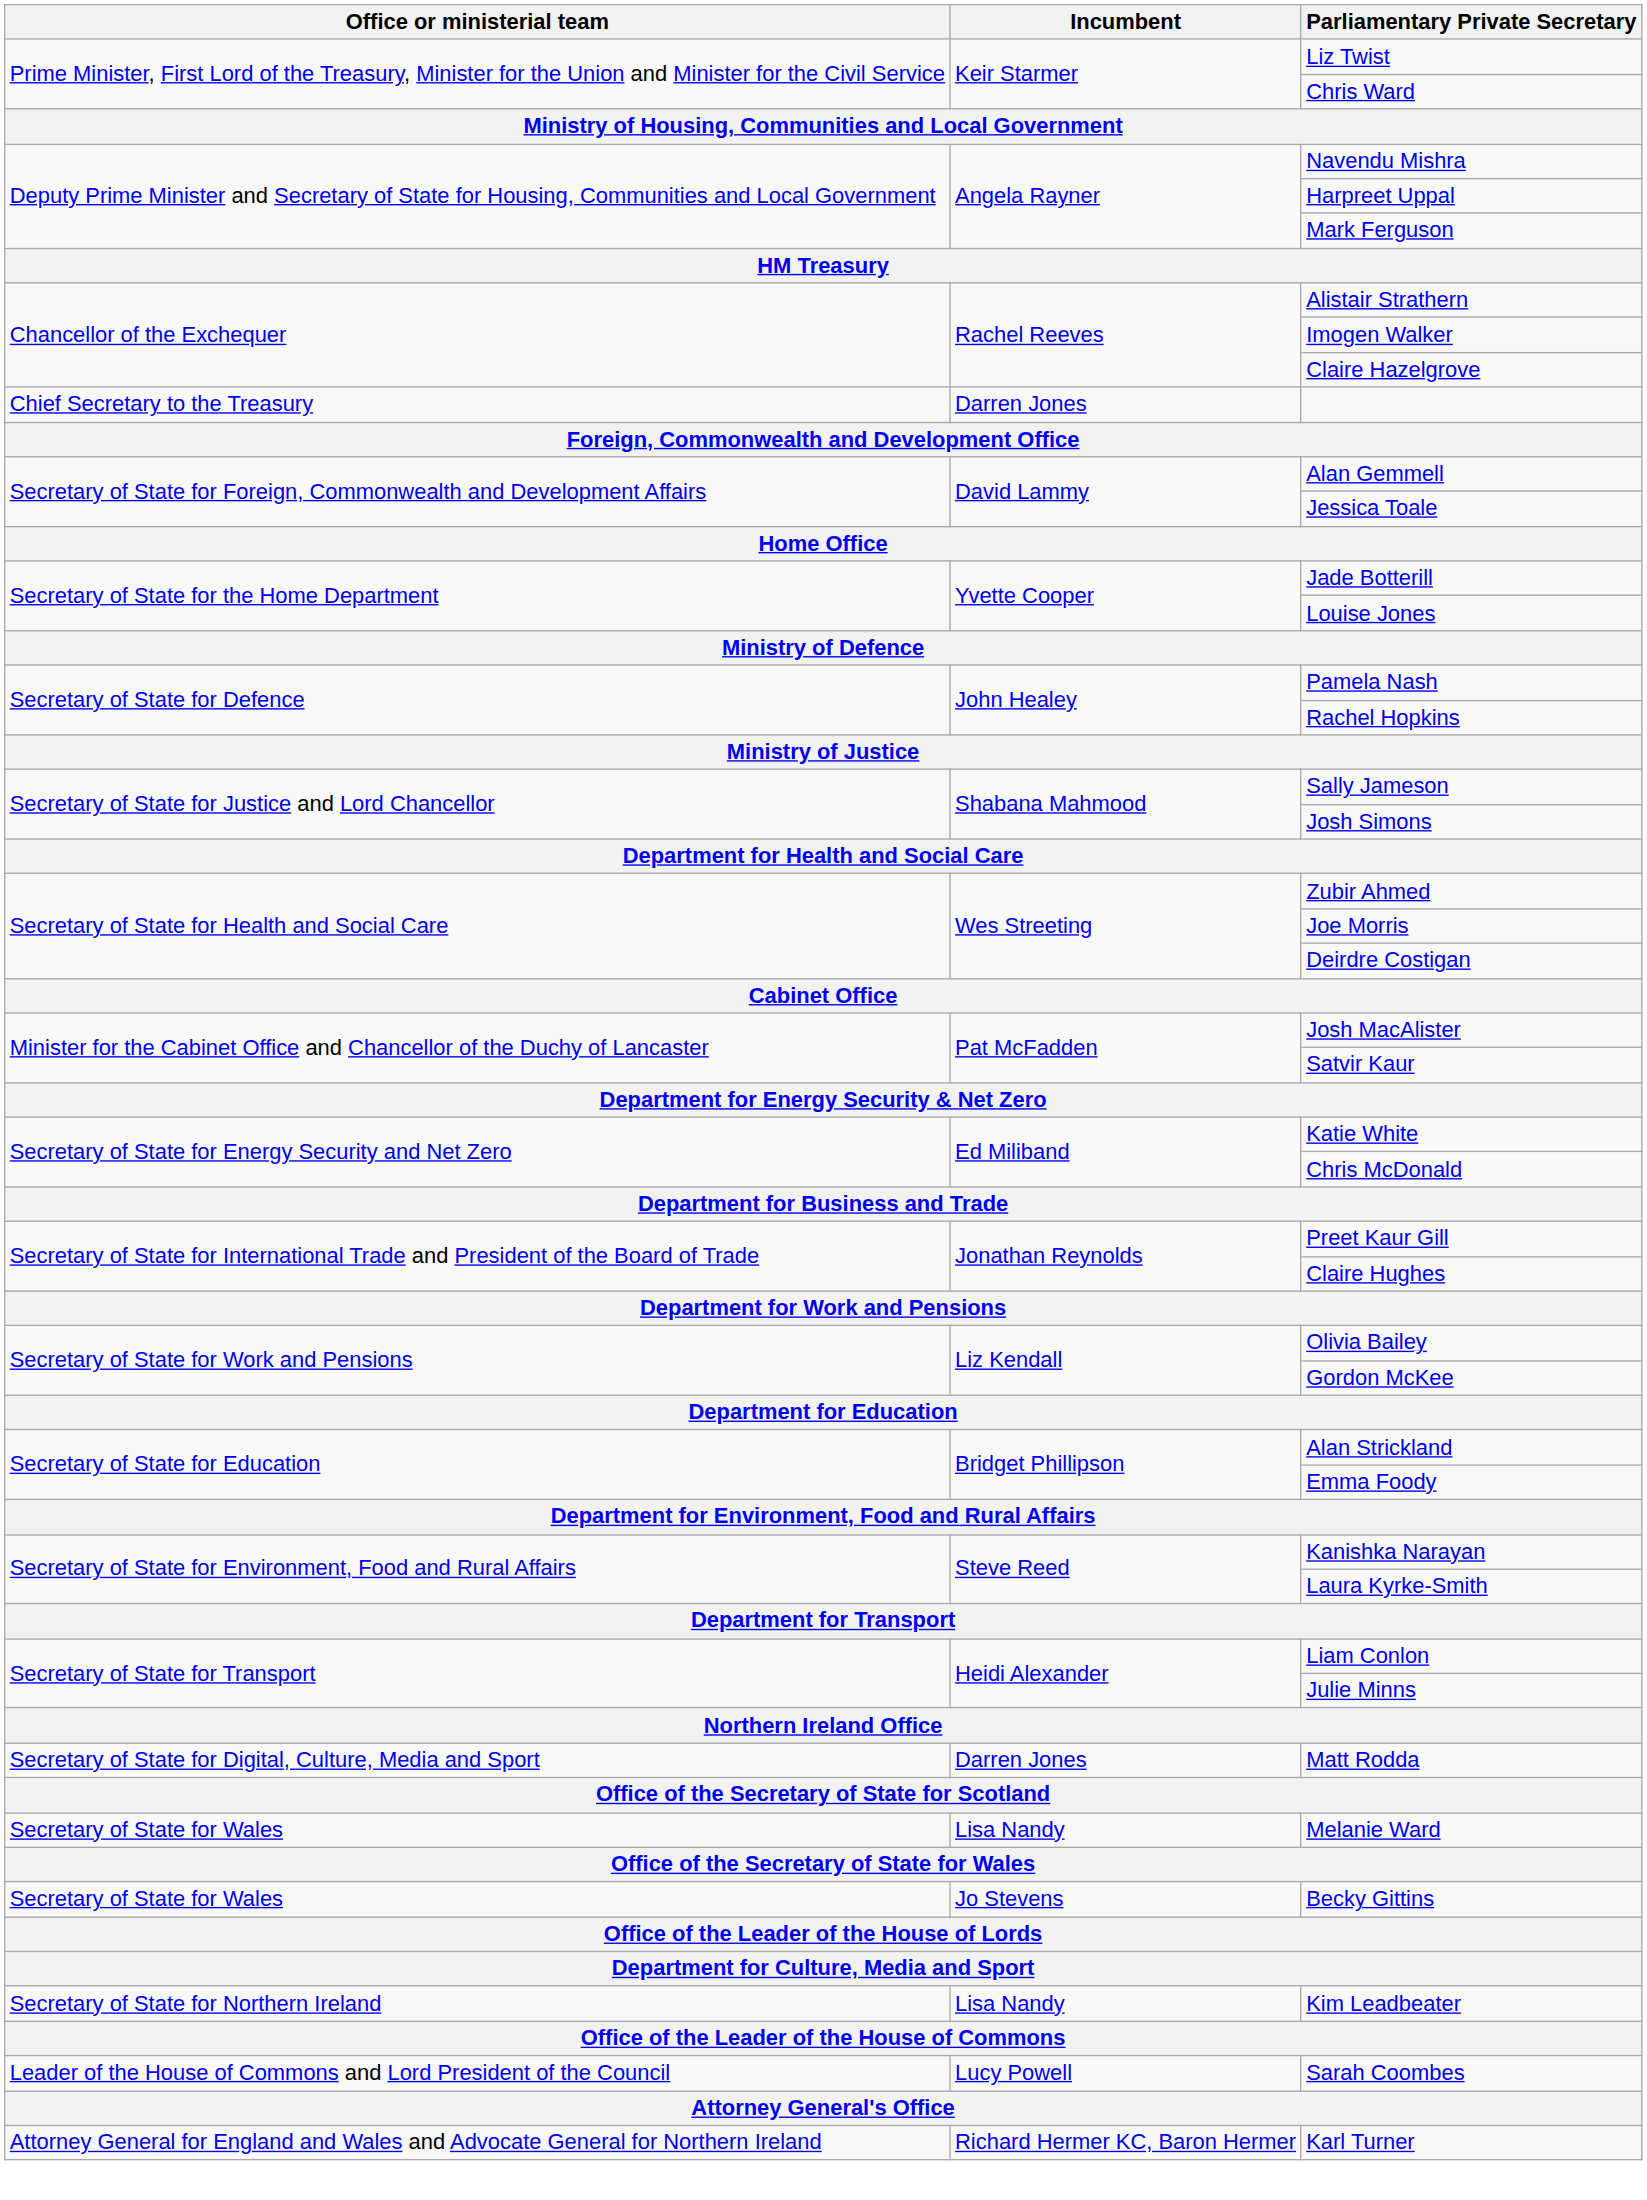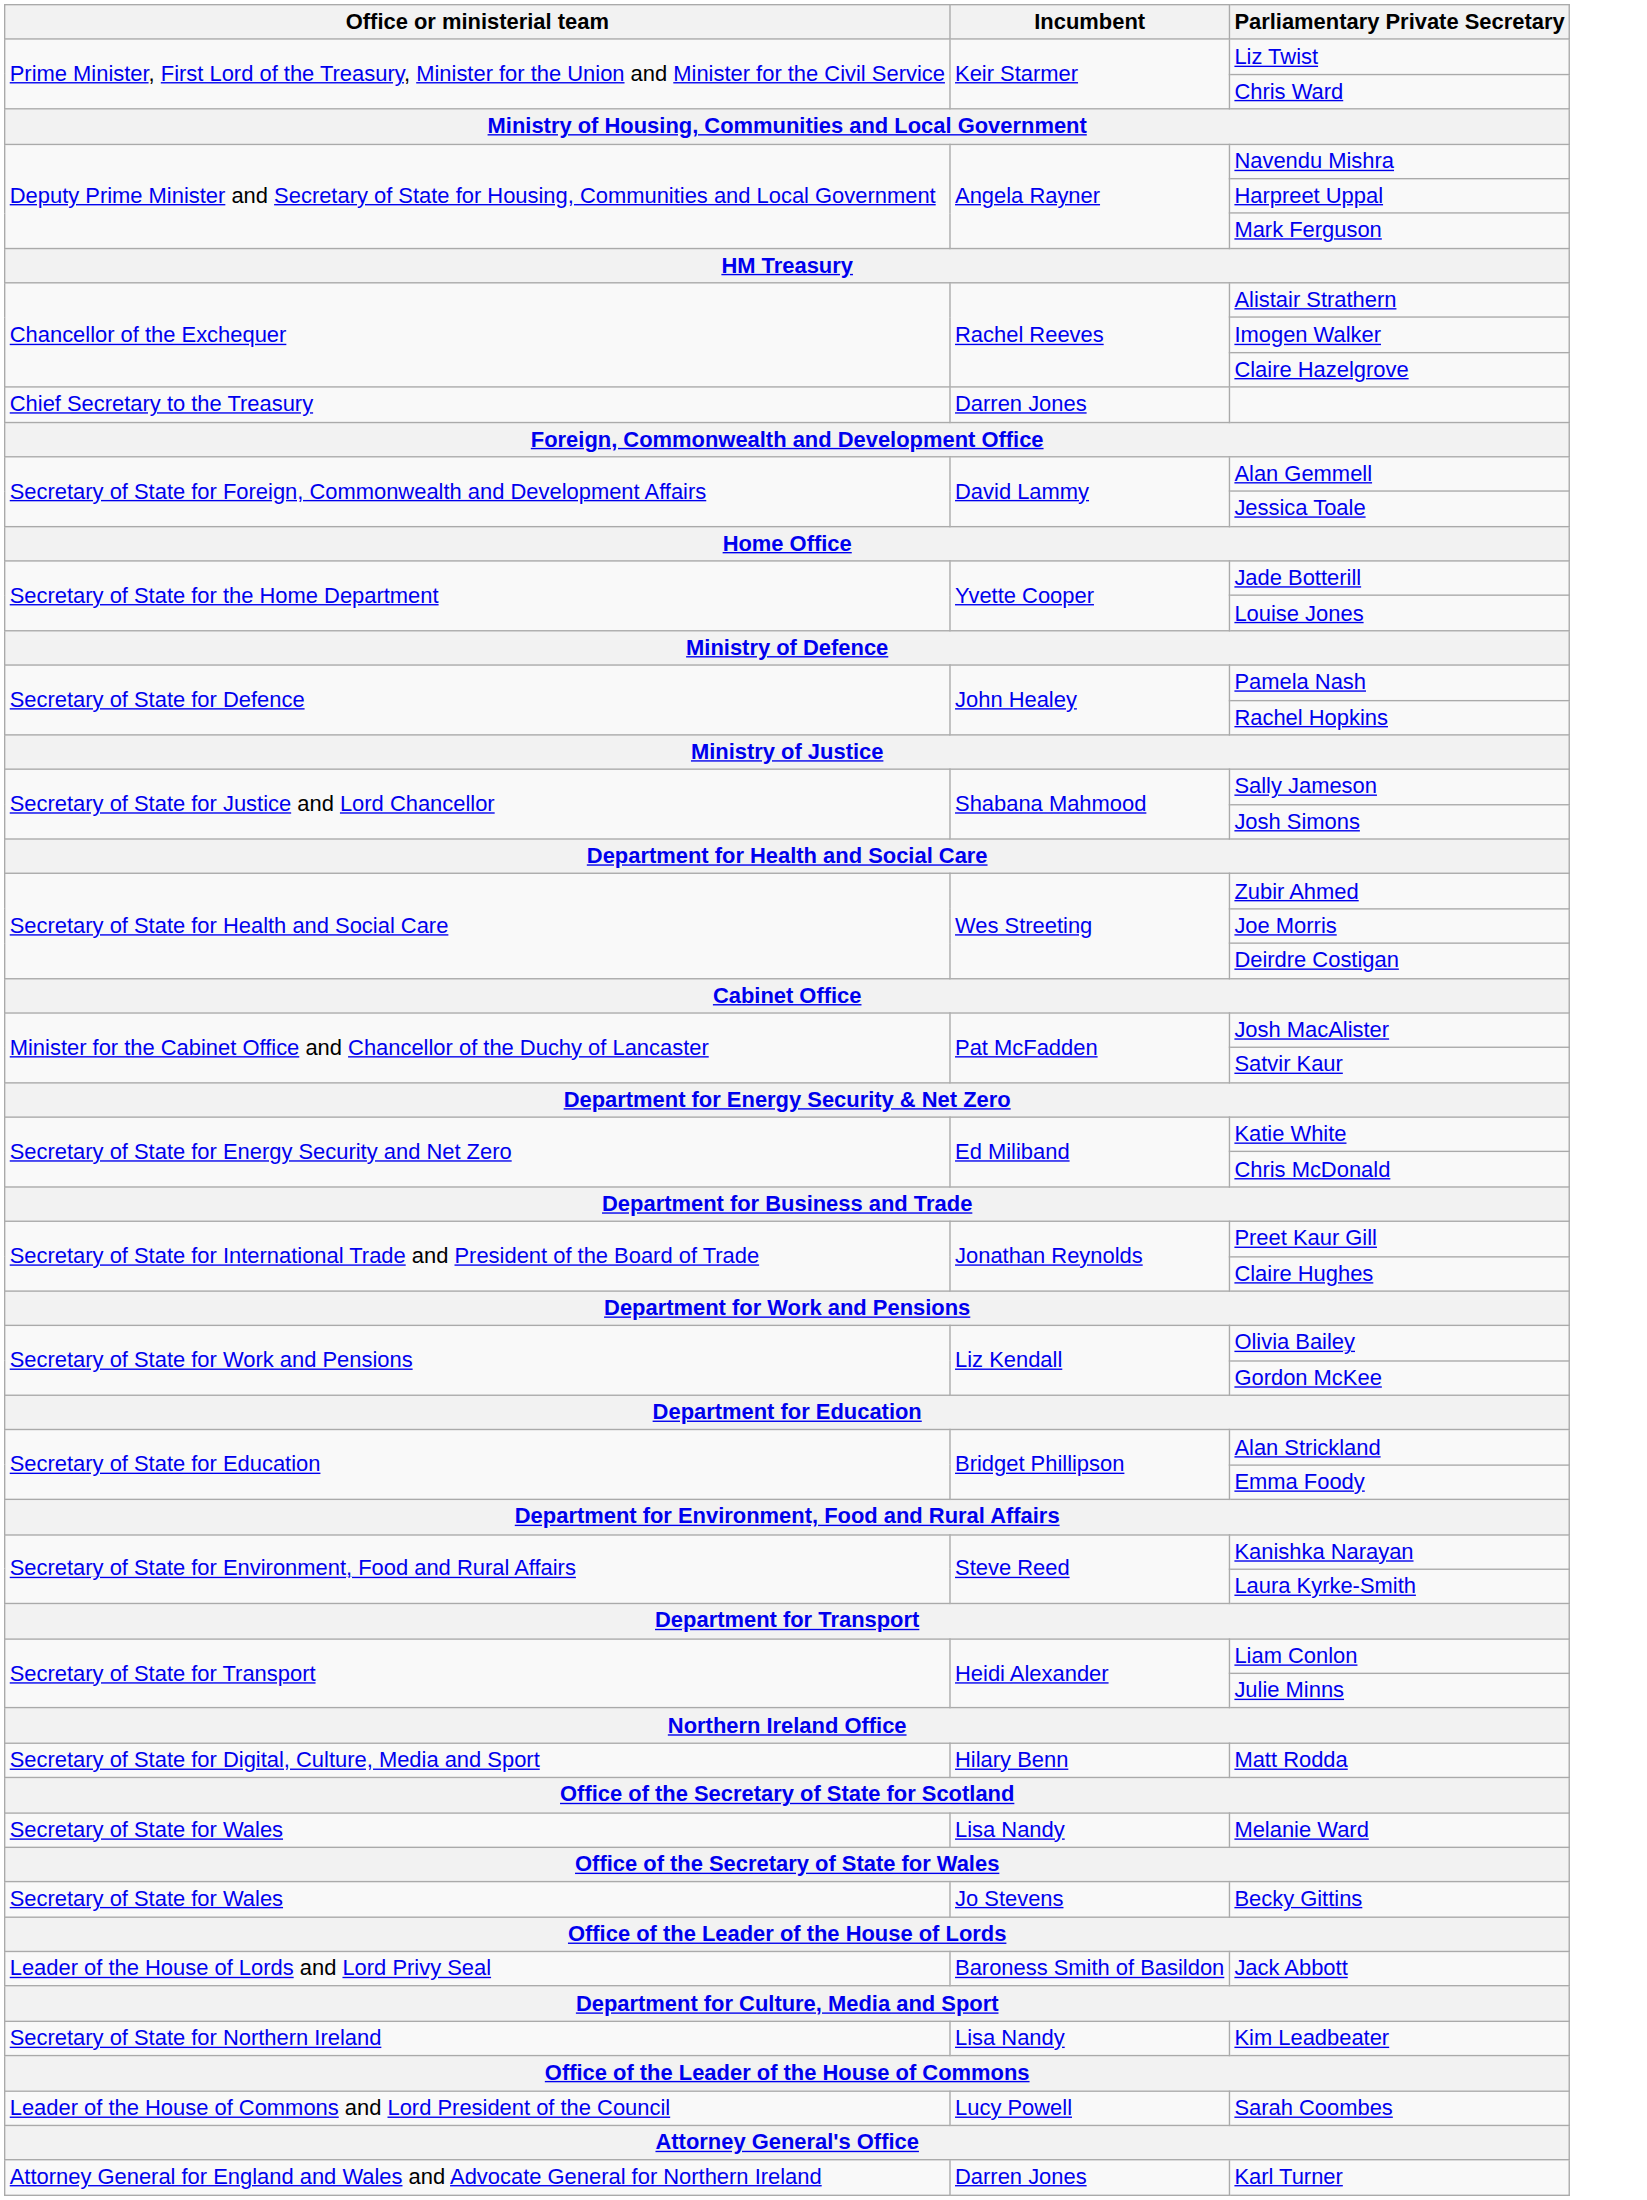(1021, 1760) Darren Jones -> (1012, 1760) Hilary Benn
+ row: (1291, 1968)
(1126, 2142) Richard Hermer KC, Baron Hermer -> (1021, 2177) Darren Jones
